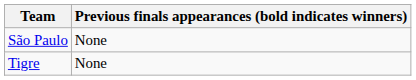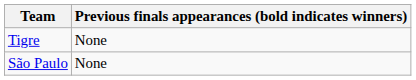rows swapped: (24, 63) <-> (38, 39)
